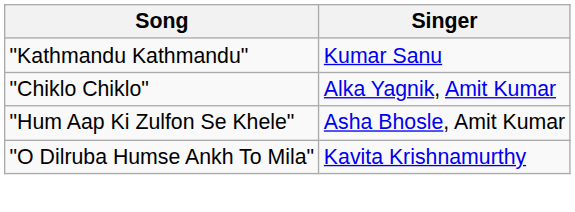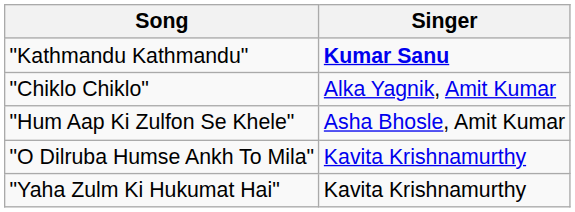(383, 55) normal -> (387, 55) bold
+ row: (145, 190)
